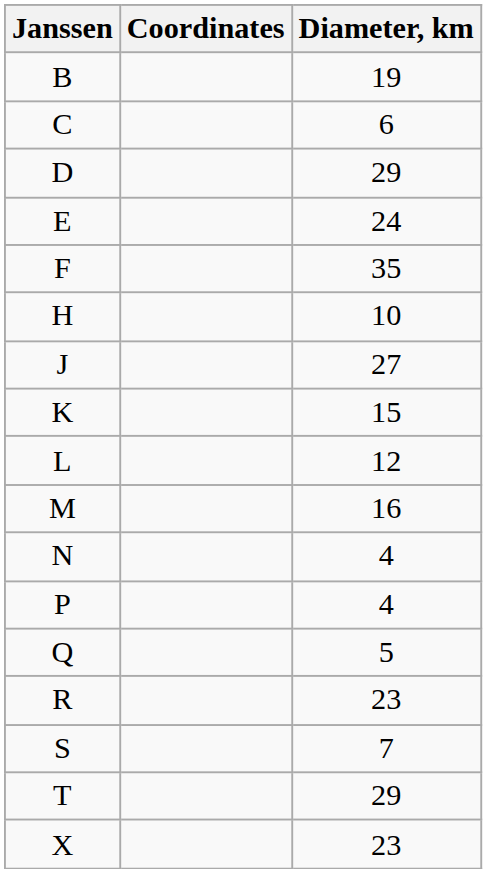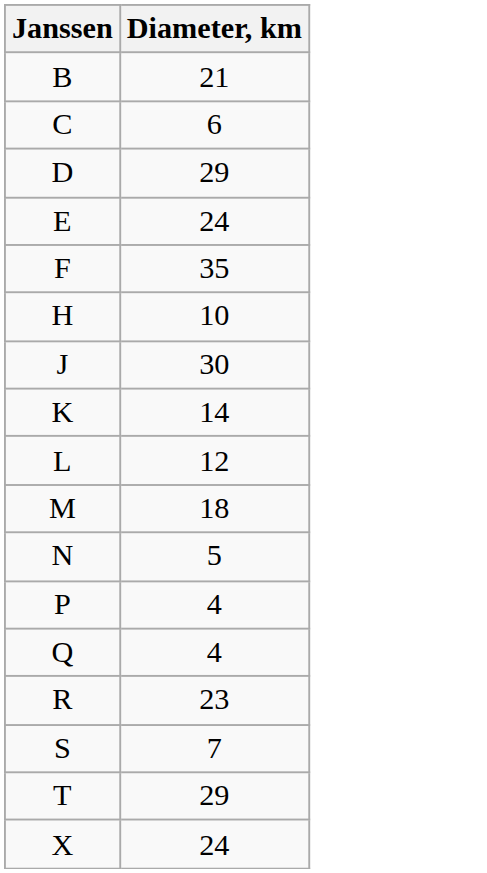- column: (206, 28)
(386, 76) 19 -> (214, 76) 21
(386, 364) 27 -> (214, 364) 30
(386, 412) 15 -> (214, 412) 14
(386, 508) 16 -> (214, 508) 18
(386, 556) 4 -> (214, 556) 5
(386, 651) 5 -> (214, 651) 4
(386, 843) 23 -> (214, 843) 24
